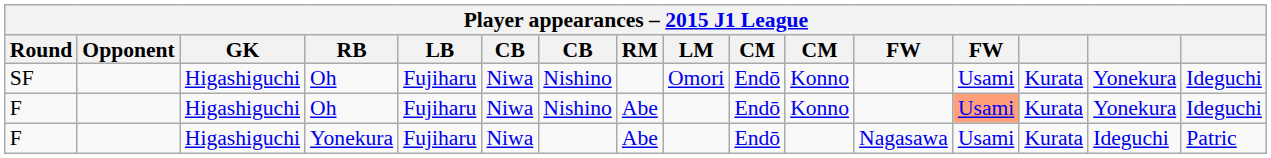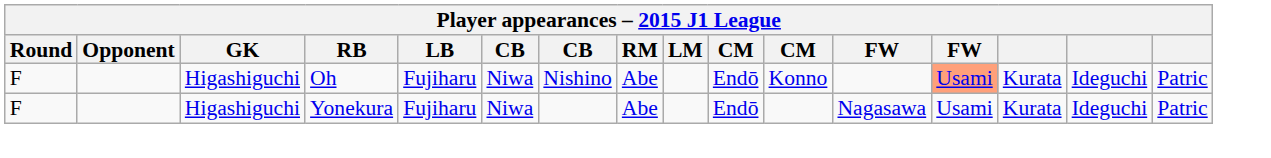- row: (22, 78)
(1135, 108) Yonekura -> (1109, 78) Ideguchi
(1224, 108) Ideguchi -> (1183, 78) Patric
